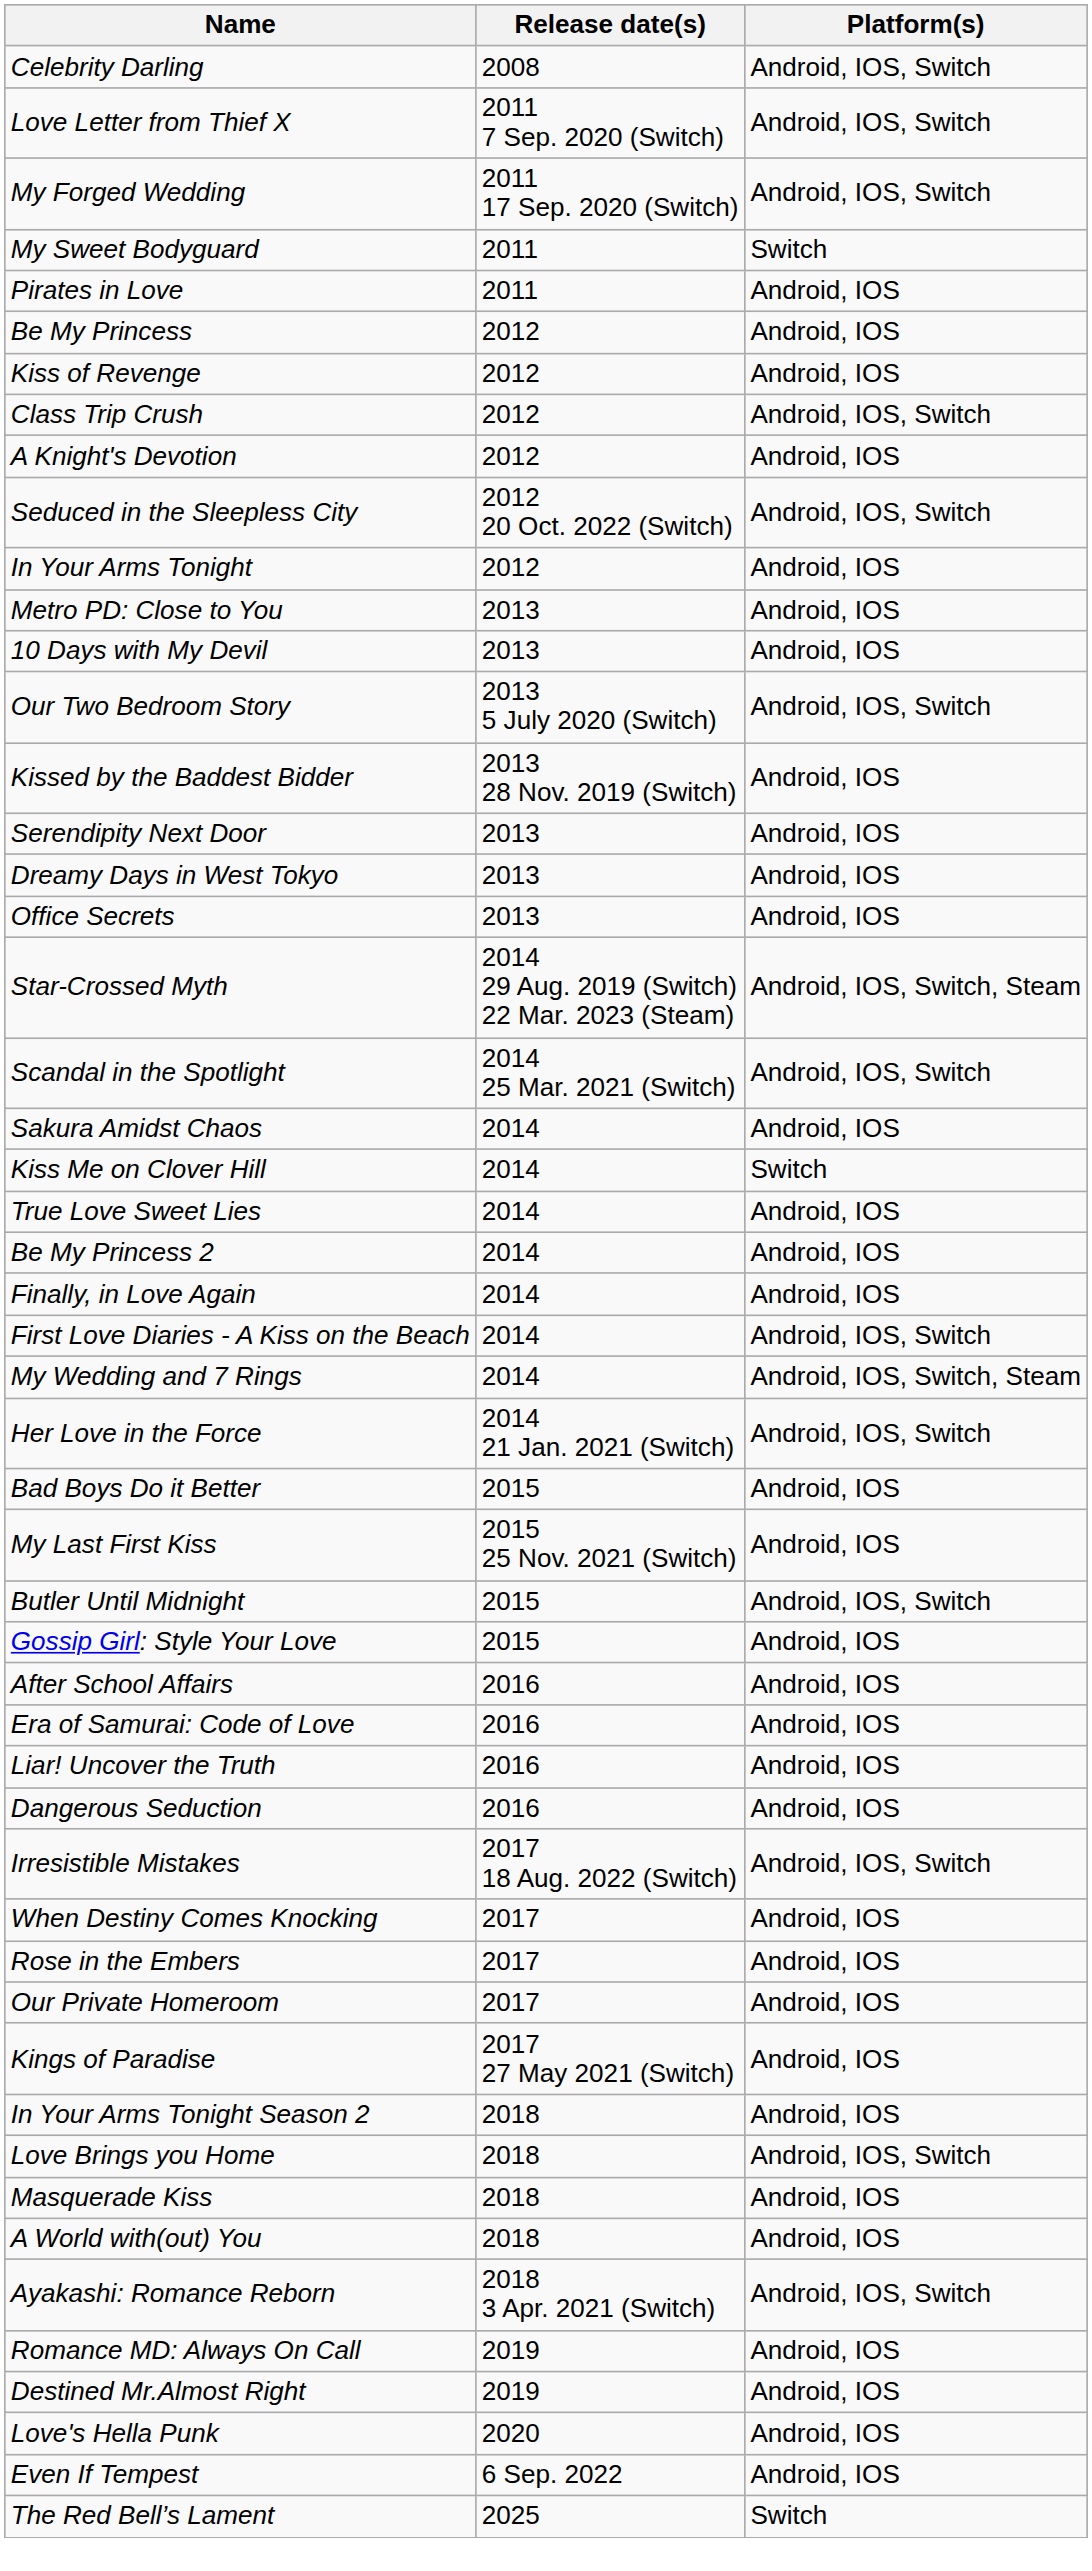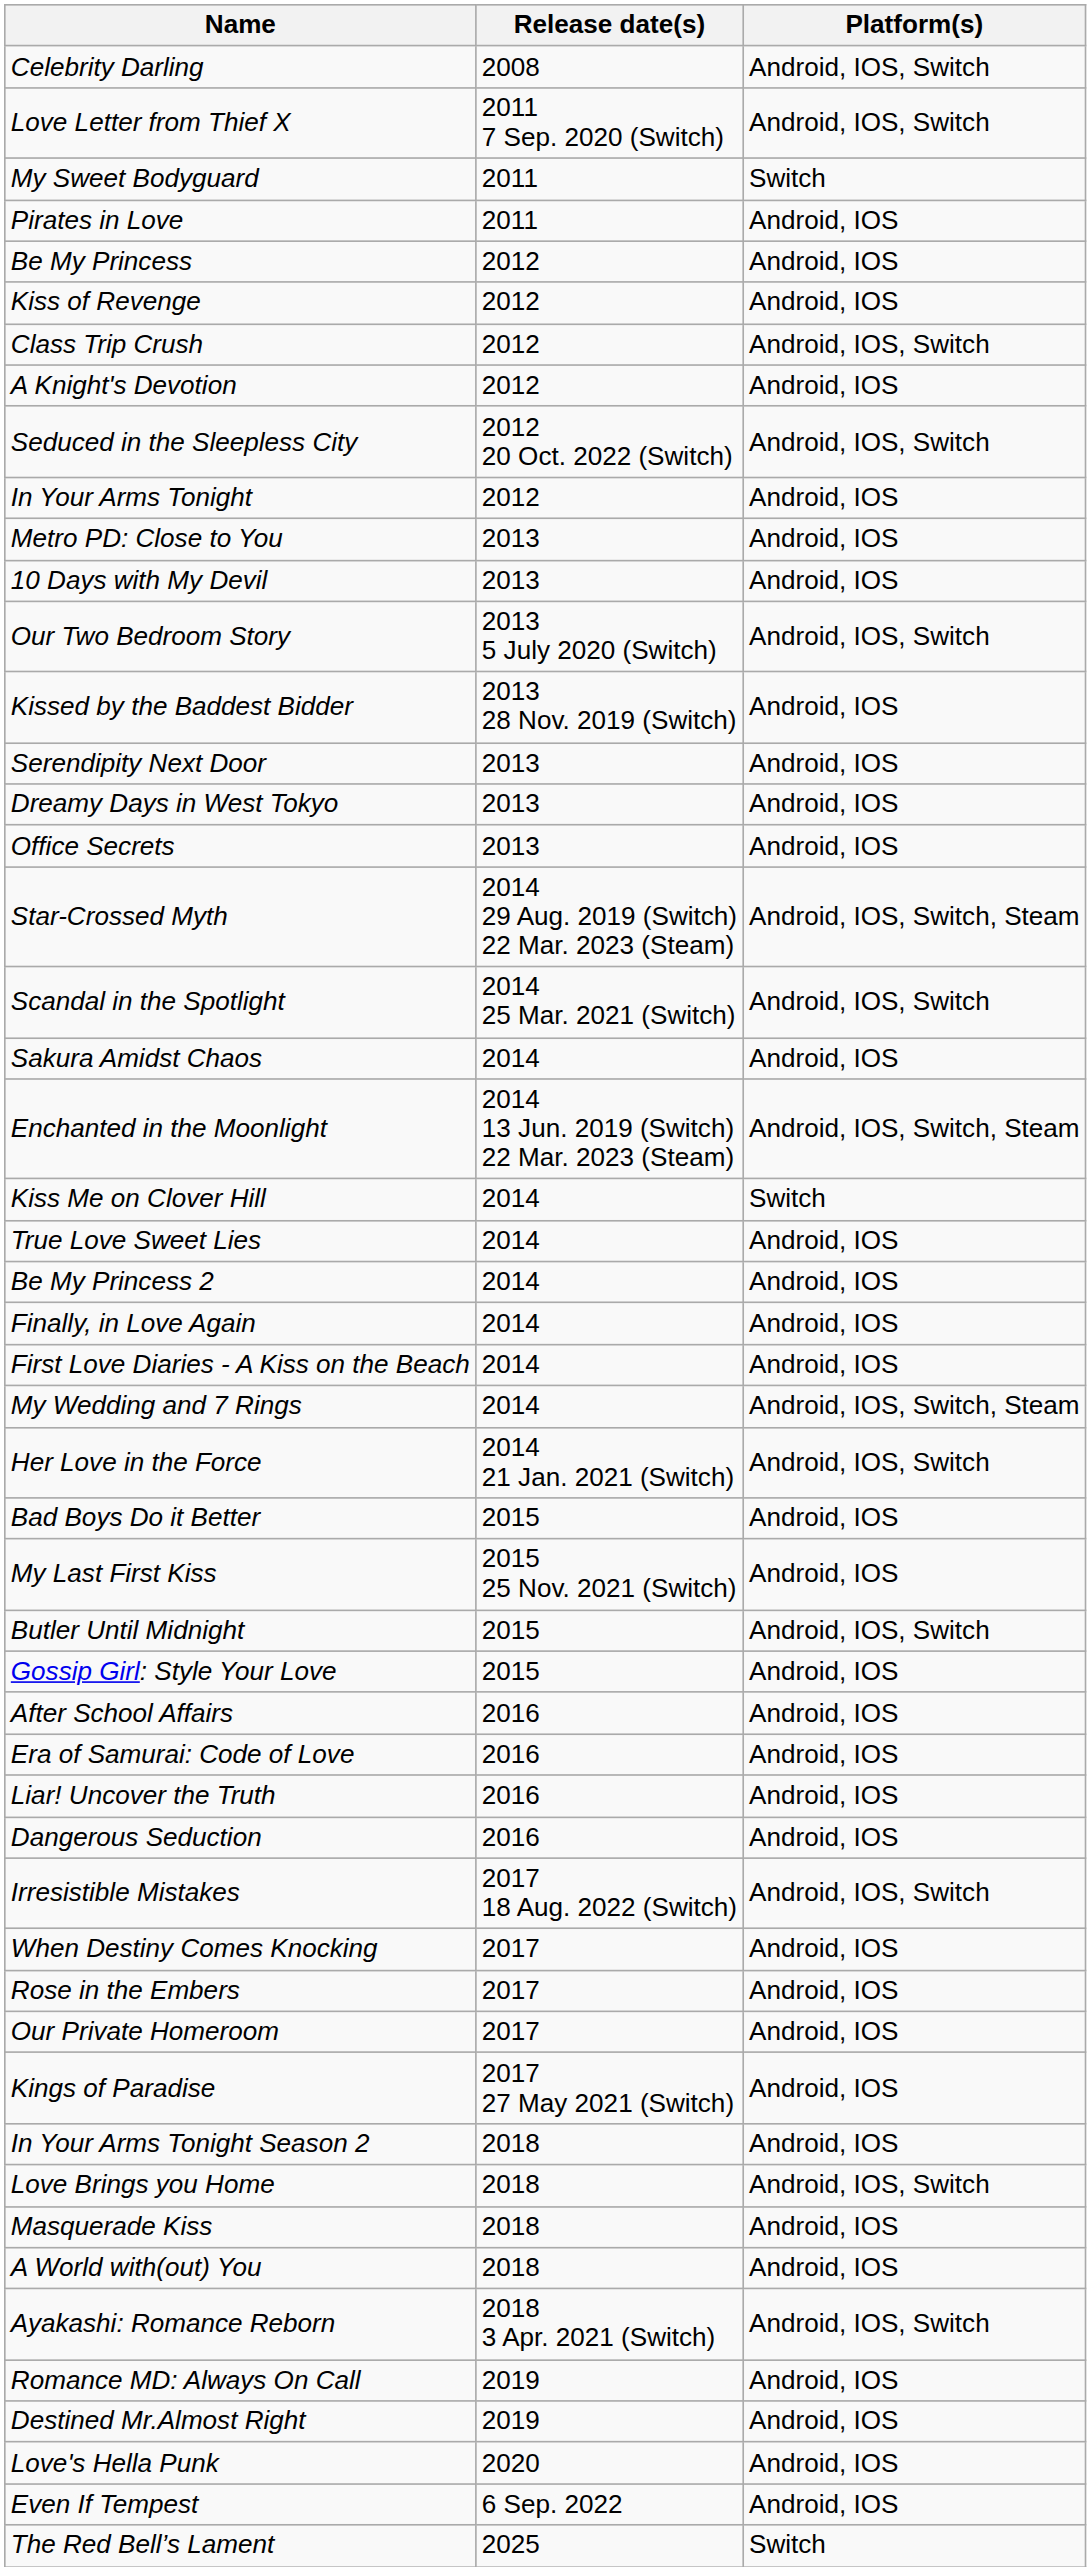- row: (128, 193)
+ row: (169, 1128)
(871, 1335) Android, IOS, Switch -> (824, 1364) Android, IOS
